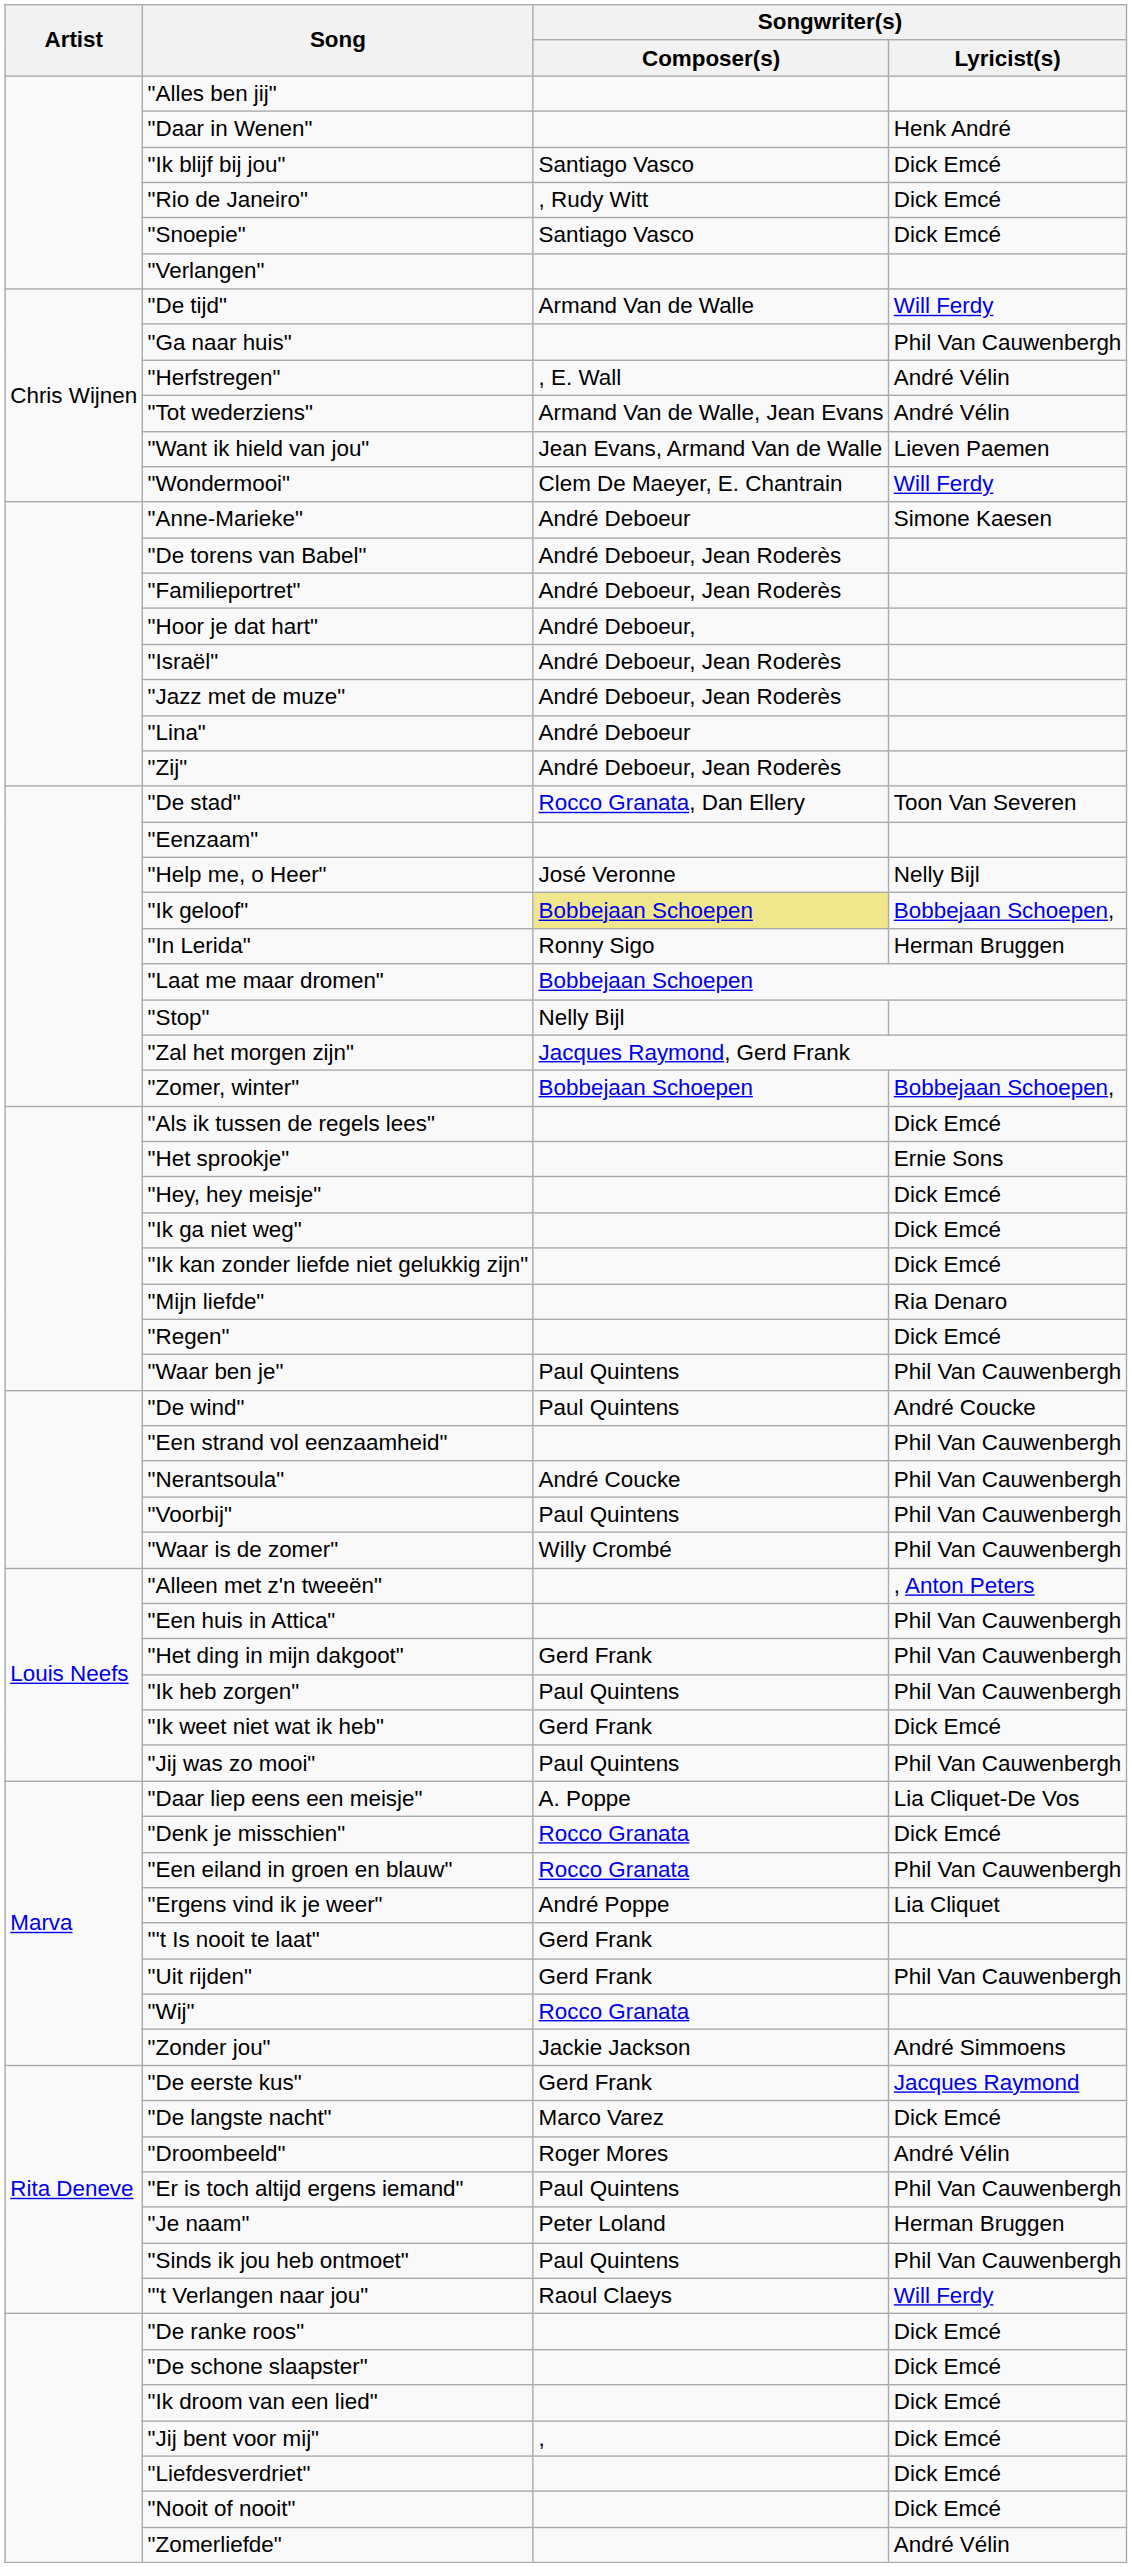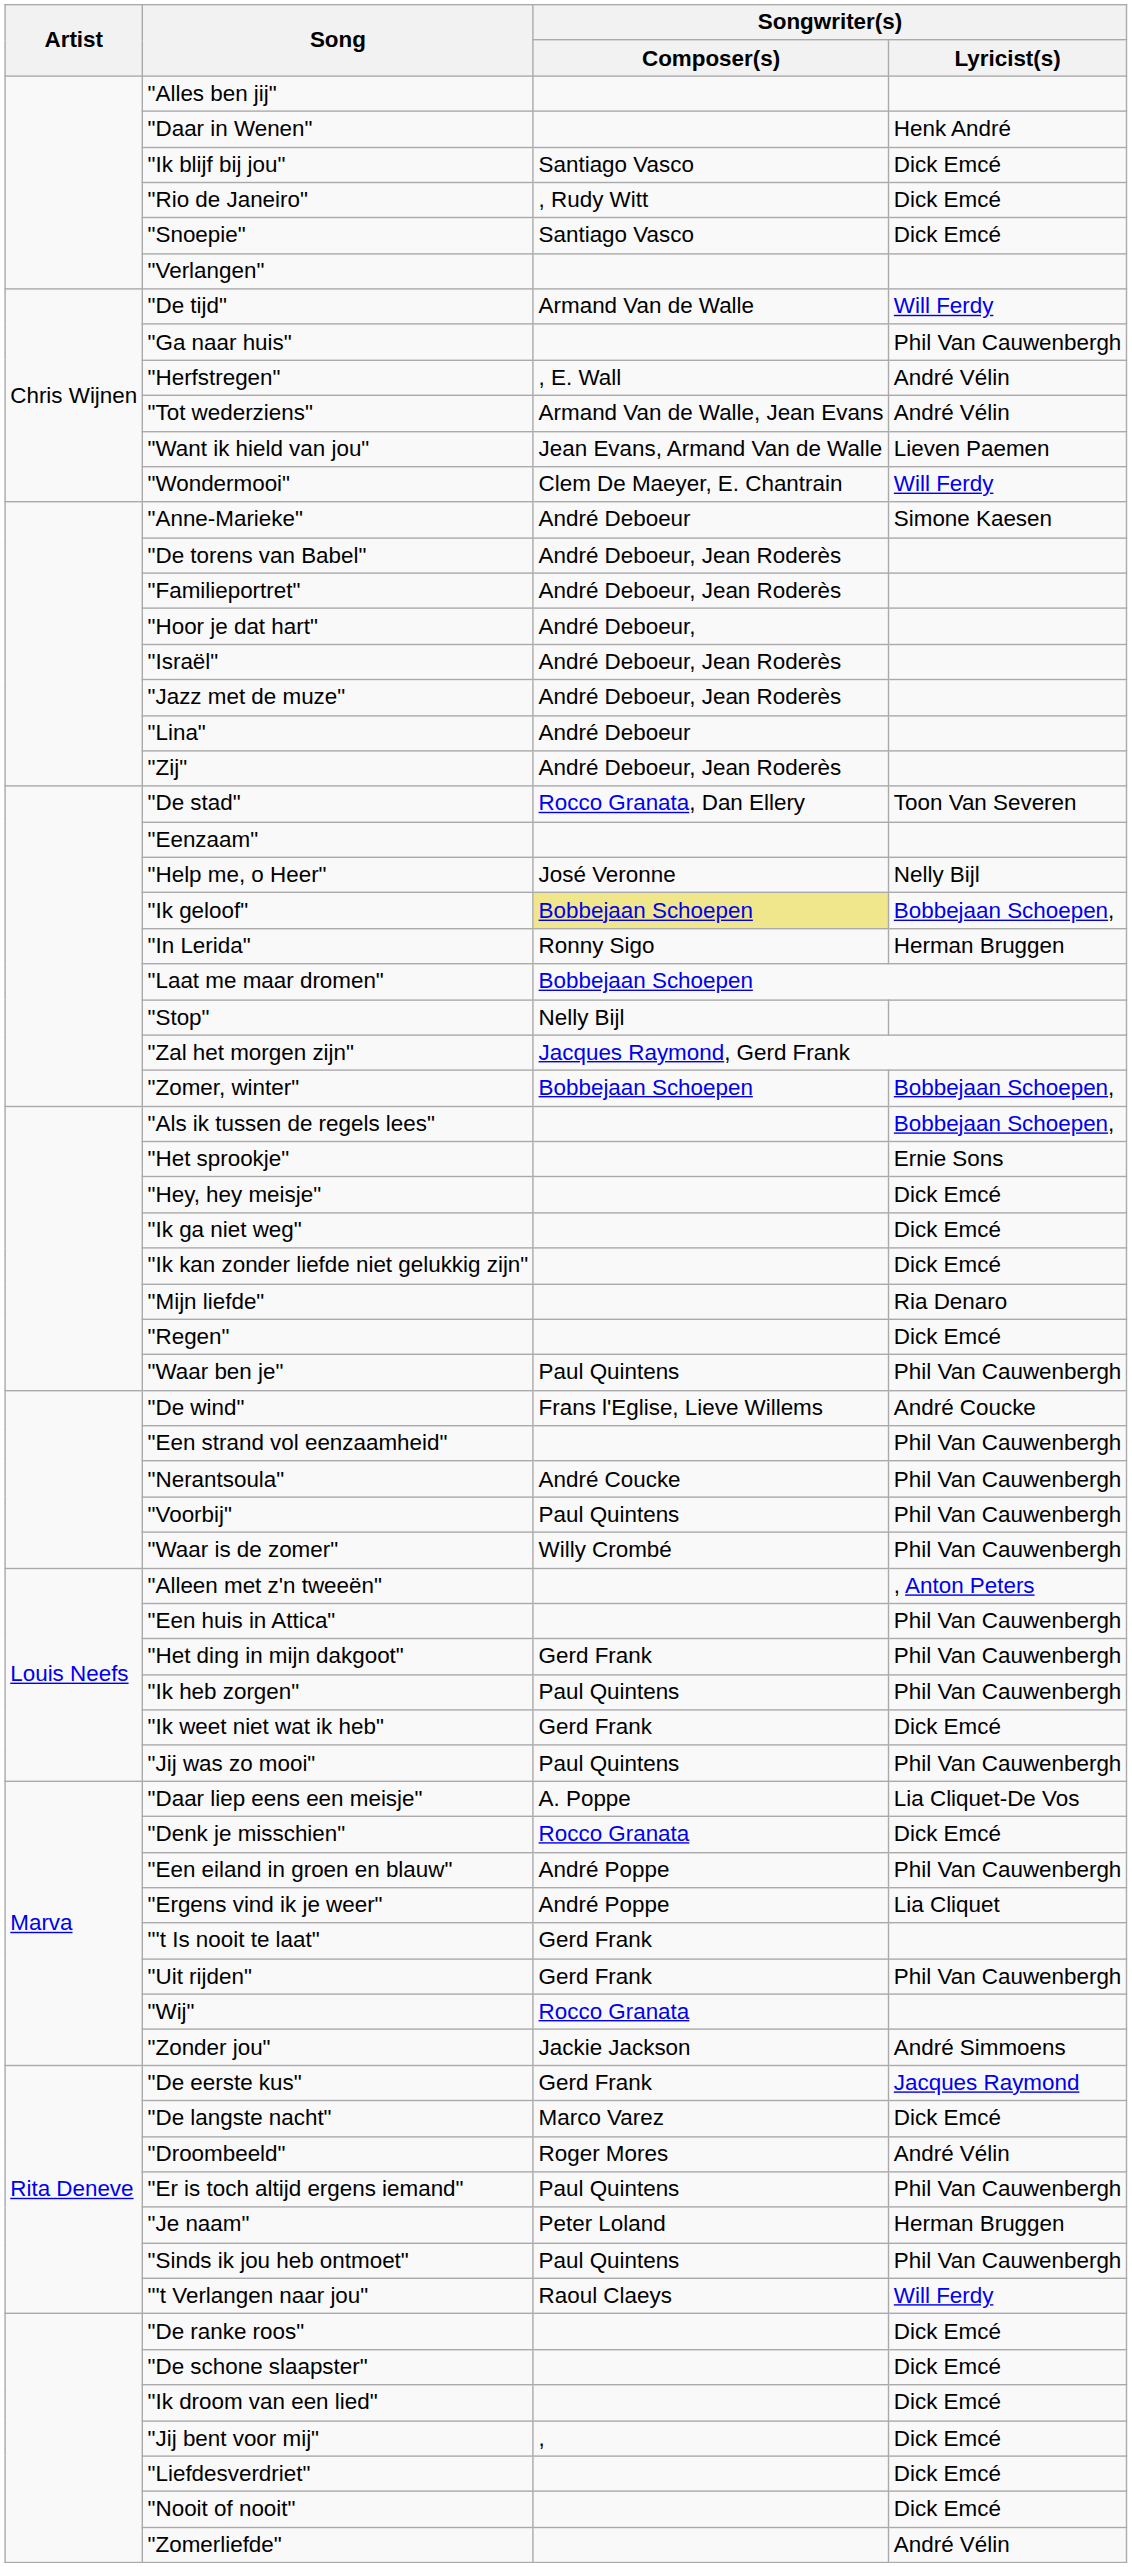(947, 1123) Dick Emcé -> (1004, 1123) Bobbejaan Schoepen,
(609, 1407) Paul Quintens -> (681, 1407) Frans l'Eglise, Lieve Willems
(614, 1869) Rocco Granata -> (604, 1869) André Poppe
